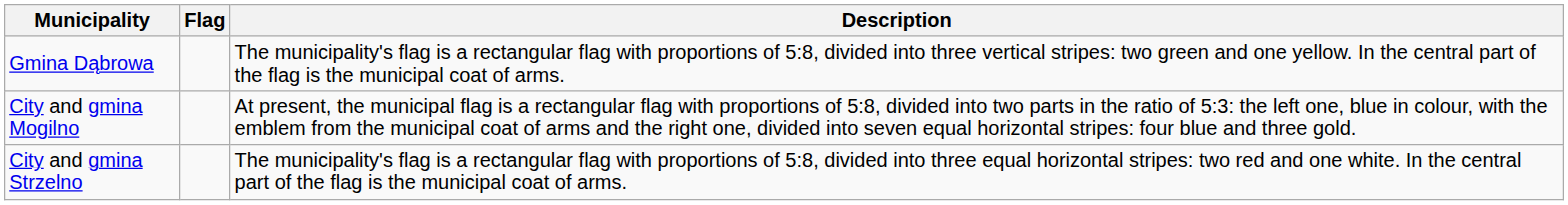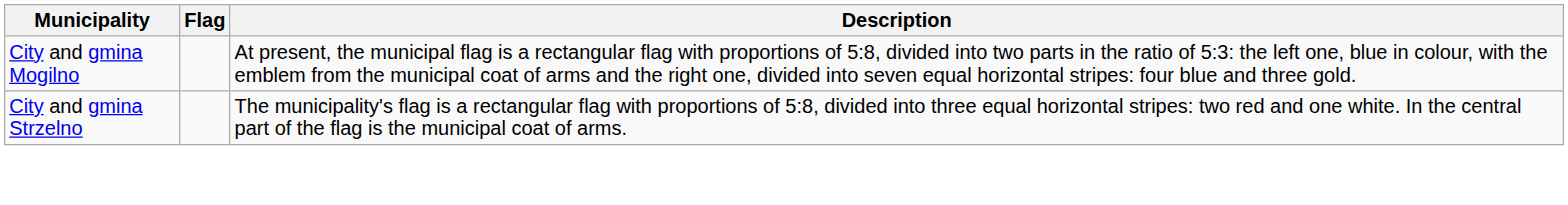- row: (81, 63)
